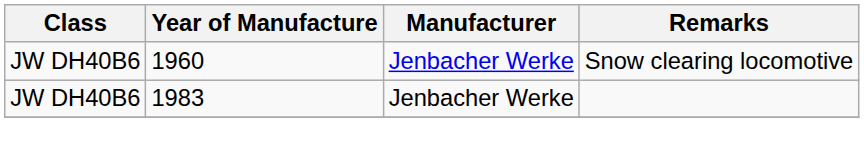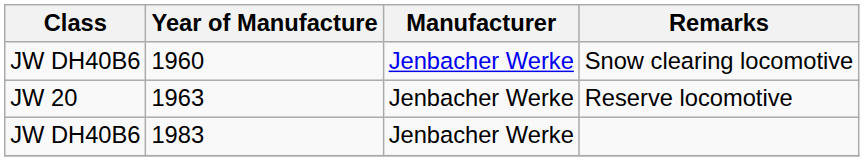+ row: (178, 98)
